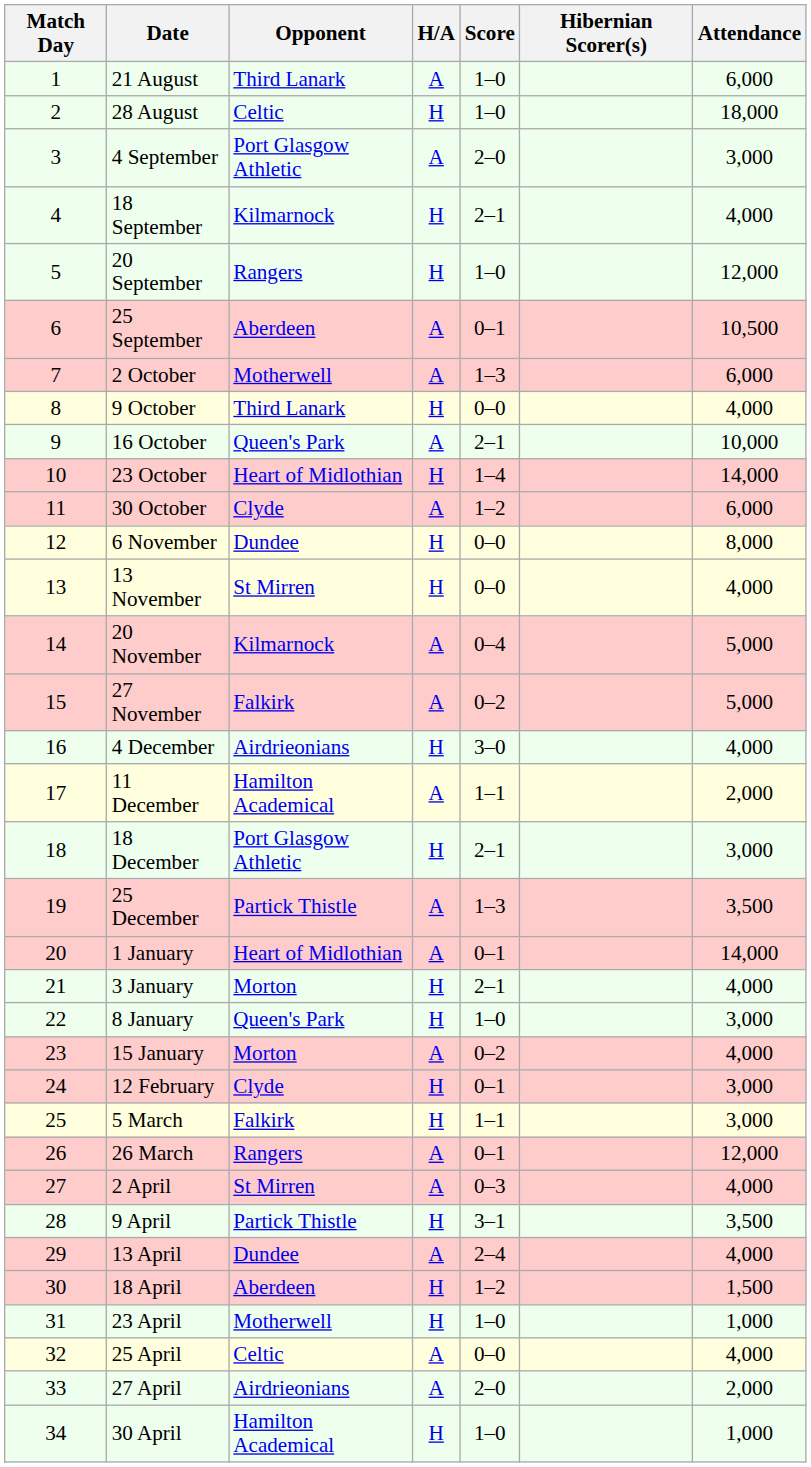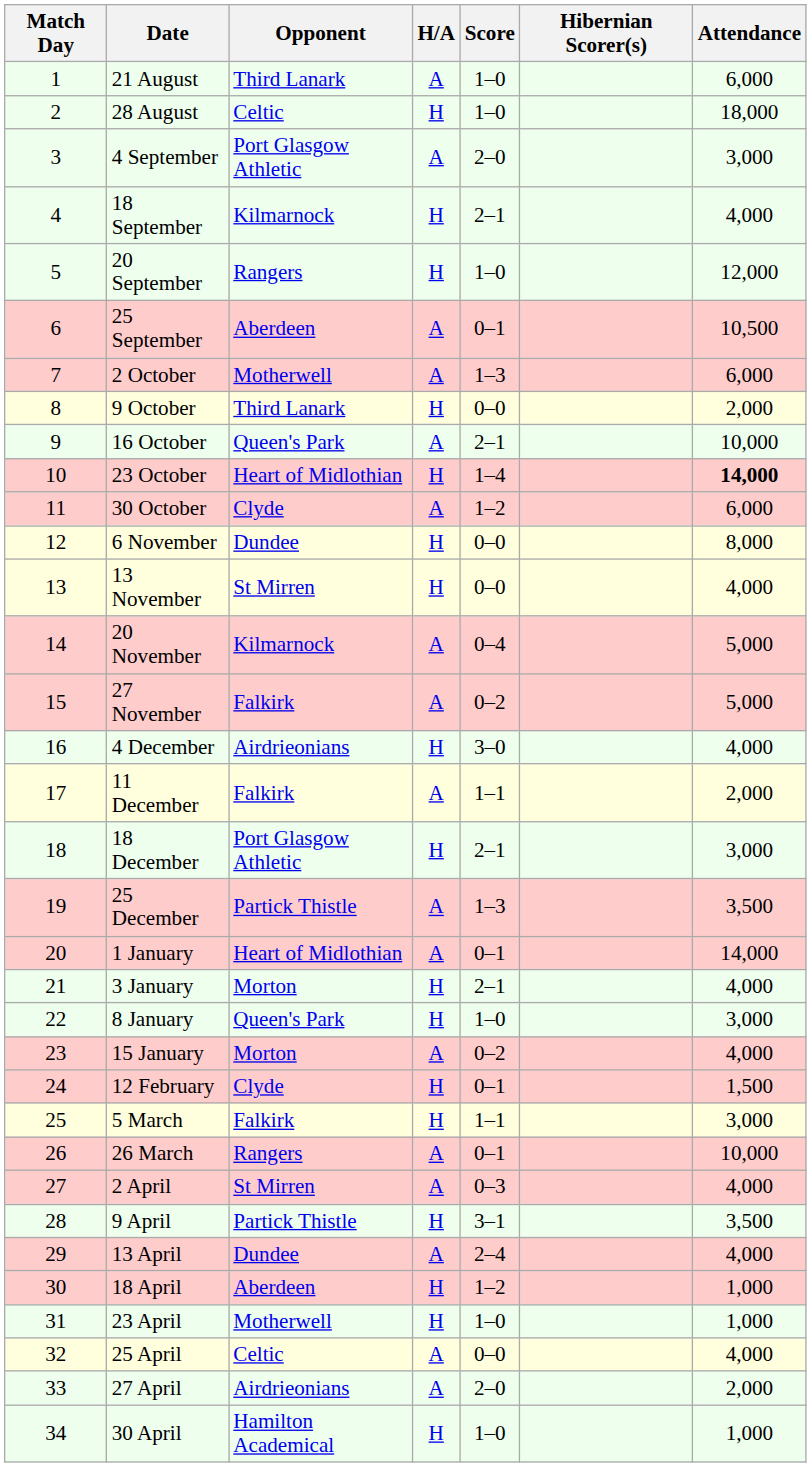(749, 408) 4,000 -> (749, 408) 2,000
(749, 474) normal -> (749, 474) bold
(284, 792) Hamilton Academical -> (264, 792) Falkirk
(749, 1086) 3,000 -> (749, 1086) 1,500
(749, 1153) 12,000 -> (749, 1153) 10,000
(749, 1287) 1,500 -> (749, 1287) 1,000
